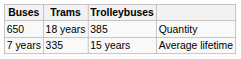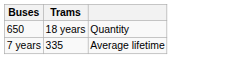- column: (122, 12)
